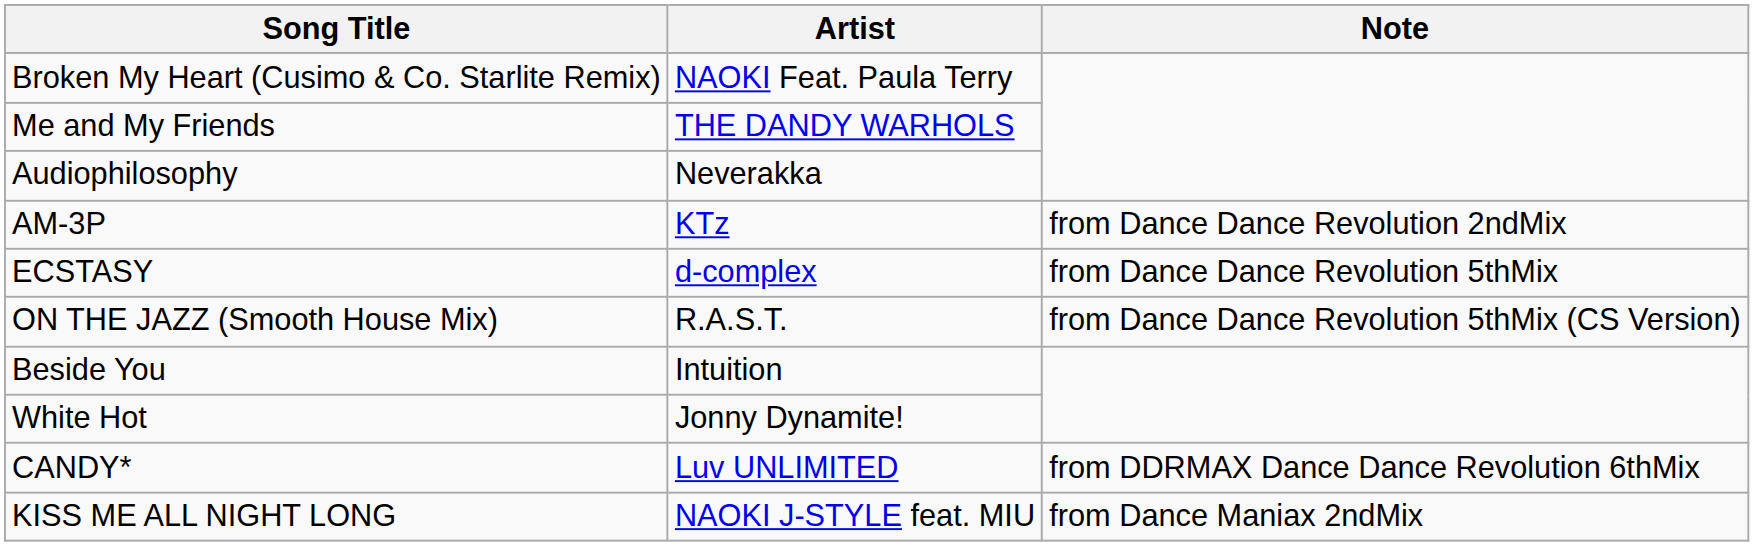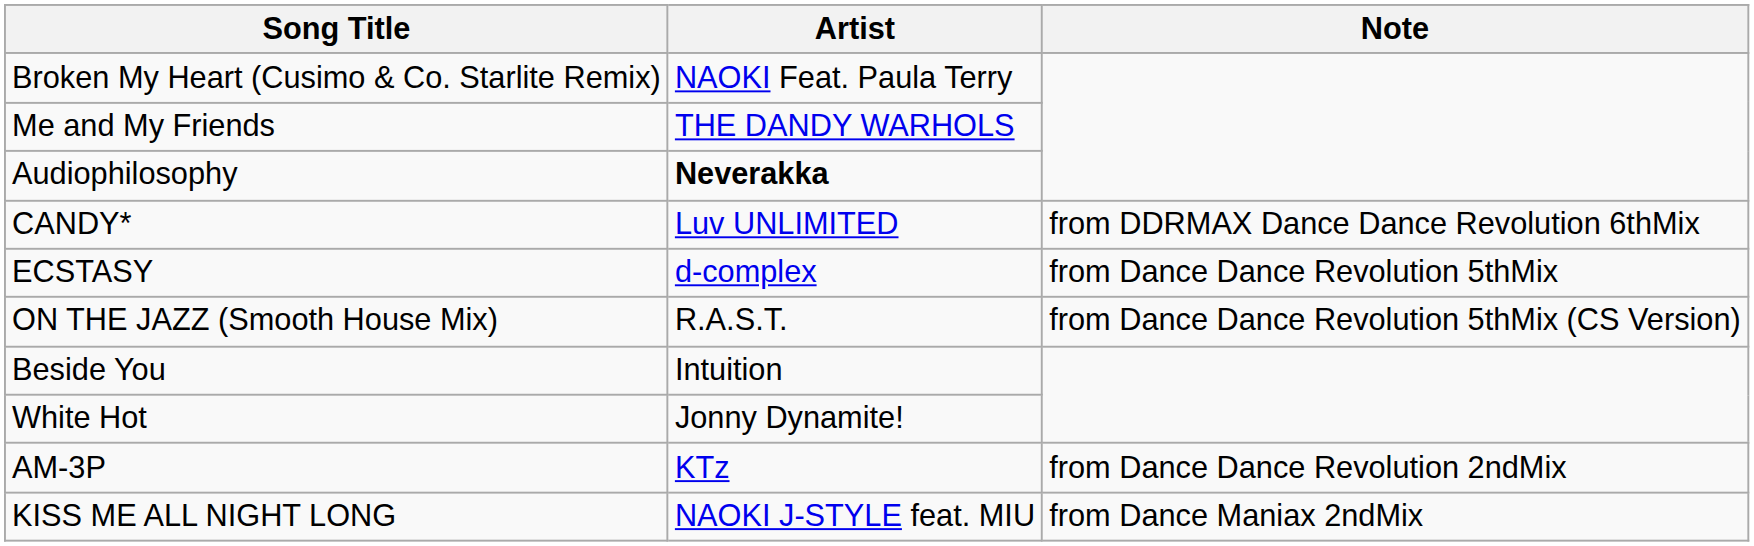(748, 175) normal -> (752, 175) bold
rows swapped: (59, 223) <-> (72, 467)
